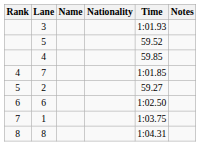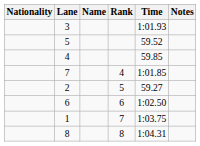columns swapped: (18, 12) <-> (110, 12)
